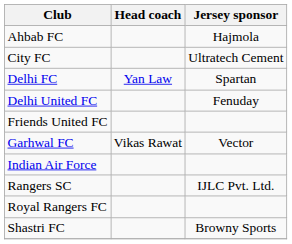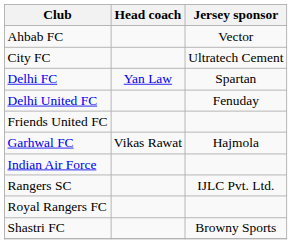(236, 36) Hajmola -> (236, 36) Vector
(236, 143) Vector -> (236, 143) Hajmola
